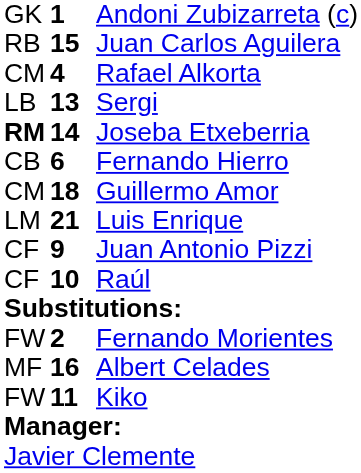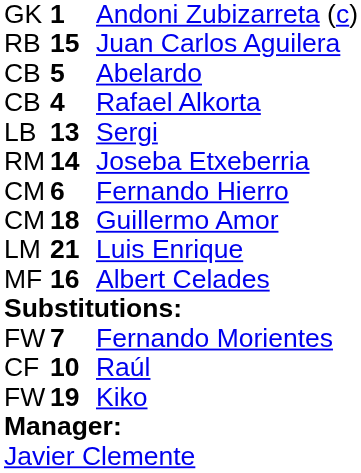+ row: (149, 73)
(25, 73) CM -> (22, 102) CB
(25, 131) bold -> (25, 161) normal
(22, 161) CB -> (25, 190) CM
- row: (204, 249)
rows swapped: (123, 279) <-> (183, 367)
(57, 338) 2 -> (57, 338) 7
(64, 396) 11 -> (65, 396) 19
